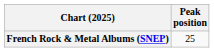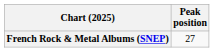(190, 39) 25 -> (190, 39) 27
